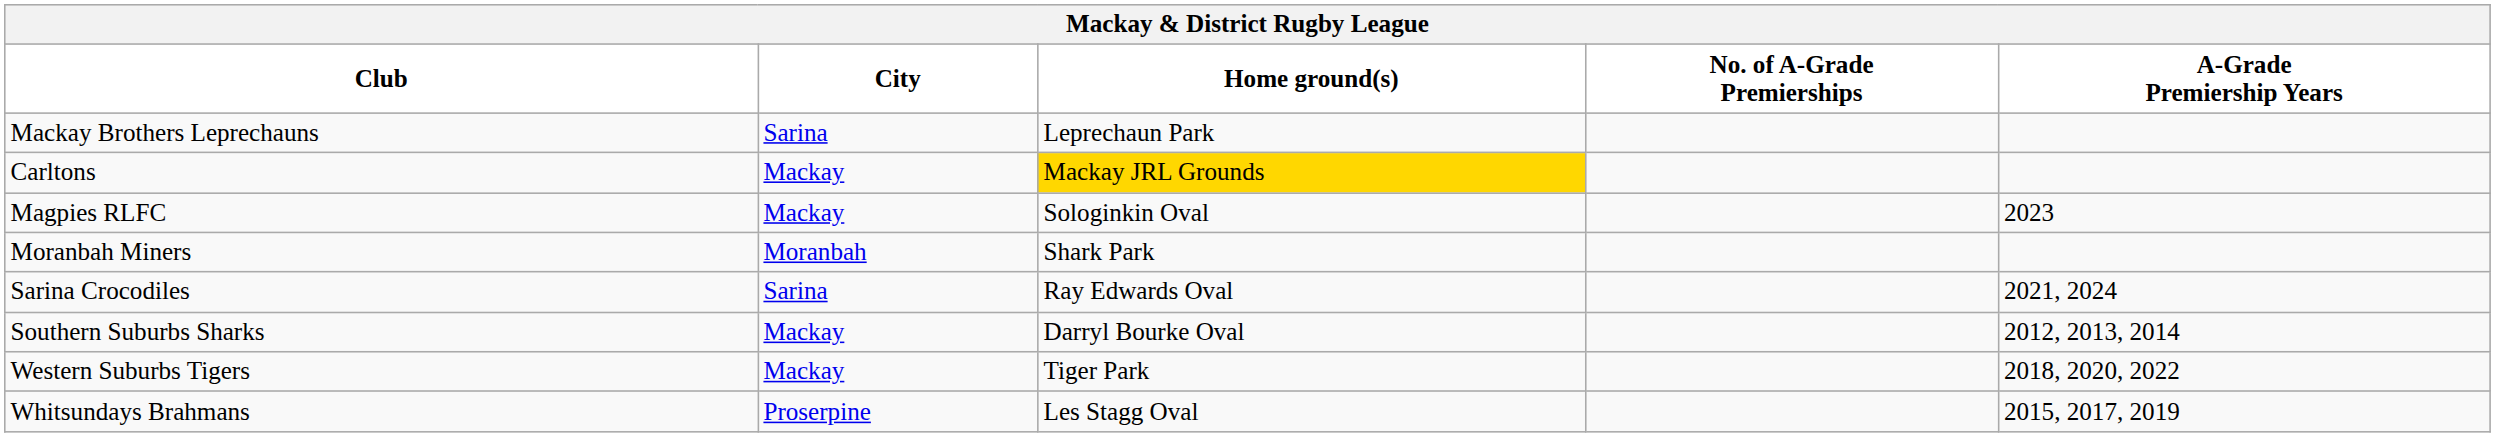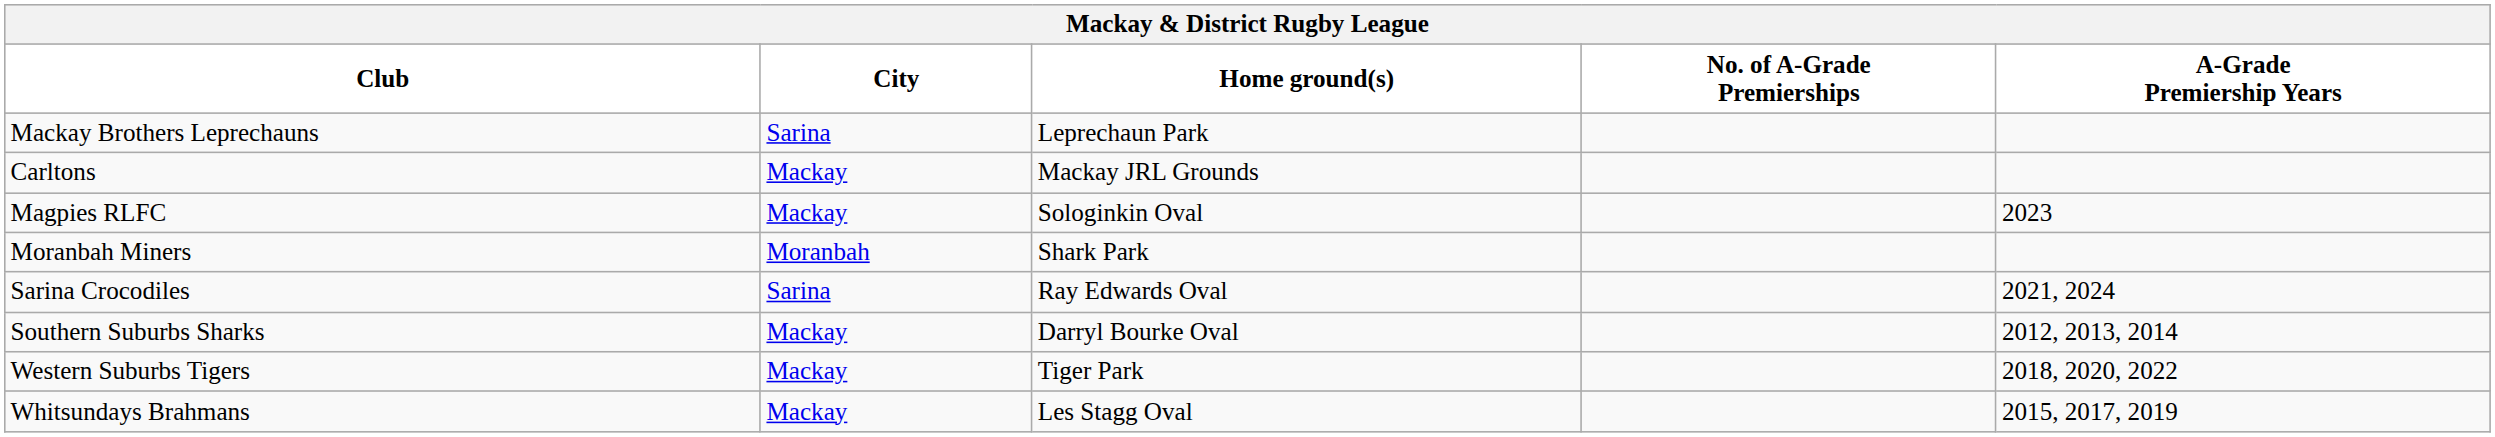(1154, 172) gold background -> (1148, 172) no background
(817, 411) Proserpine -> (807, 411) Mackay
